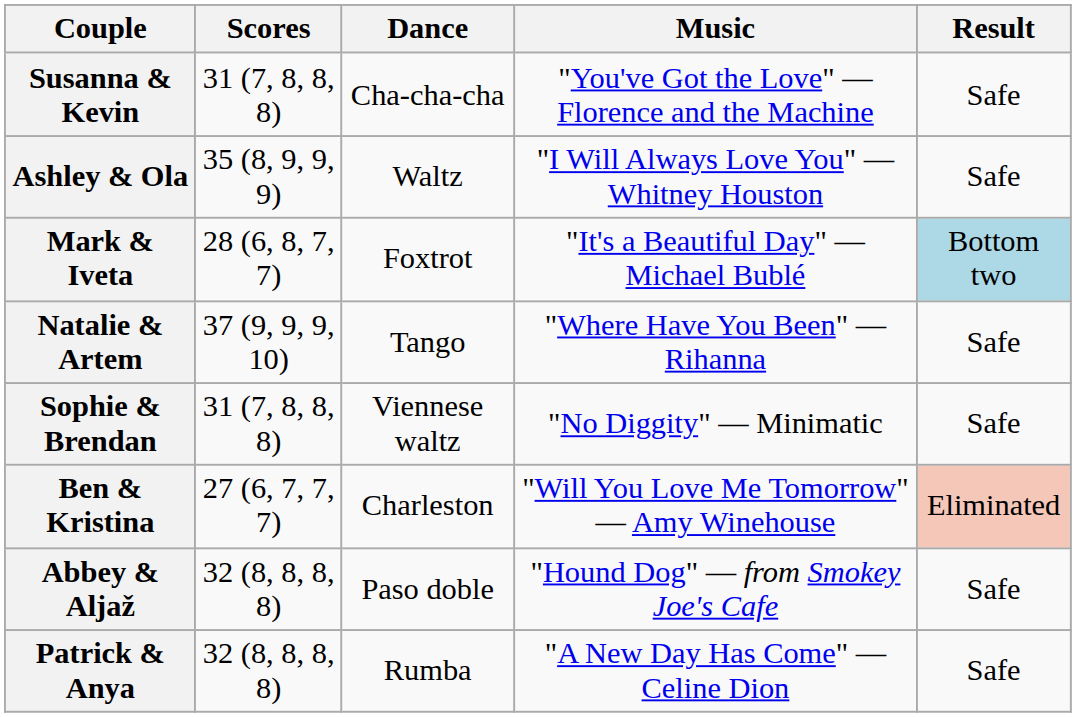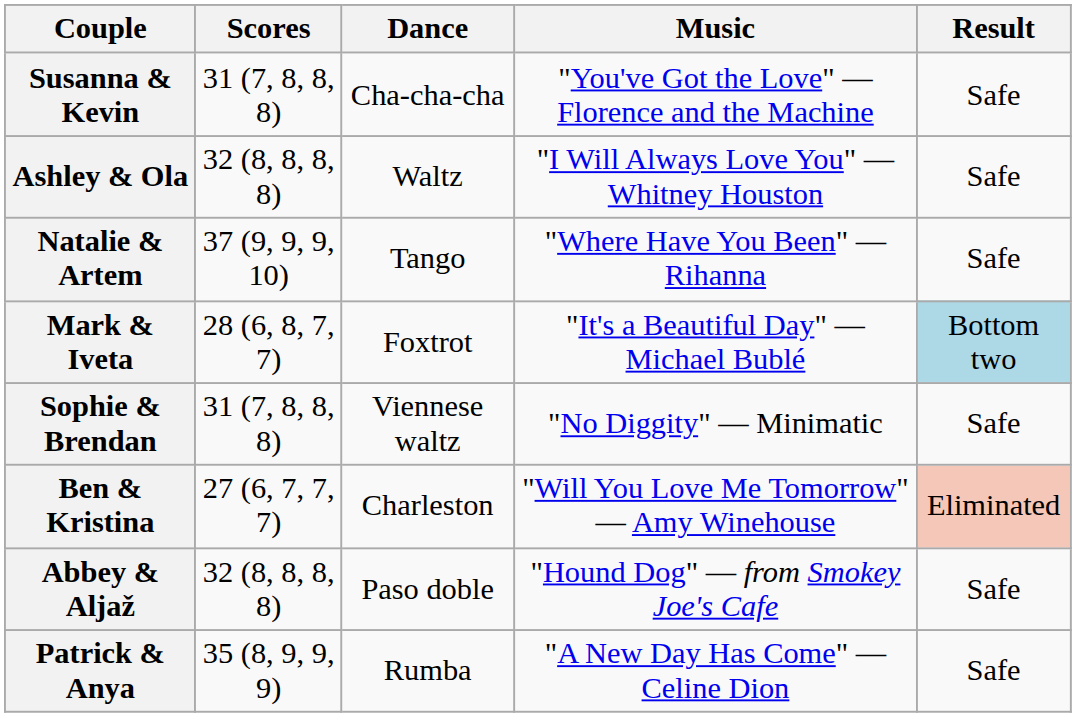(269, 176) 35 (8, 9, 9, 9) -> (269, 176) 32 (8, 8, 8, 8)
rows swapped: (100, 341) <-> (100, 258)
(269, 670) 32 (8, 8, 8, 8) -> (269, 670) 35 (8, 9, 9, 9)
